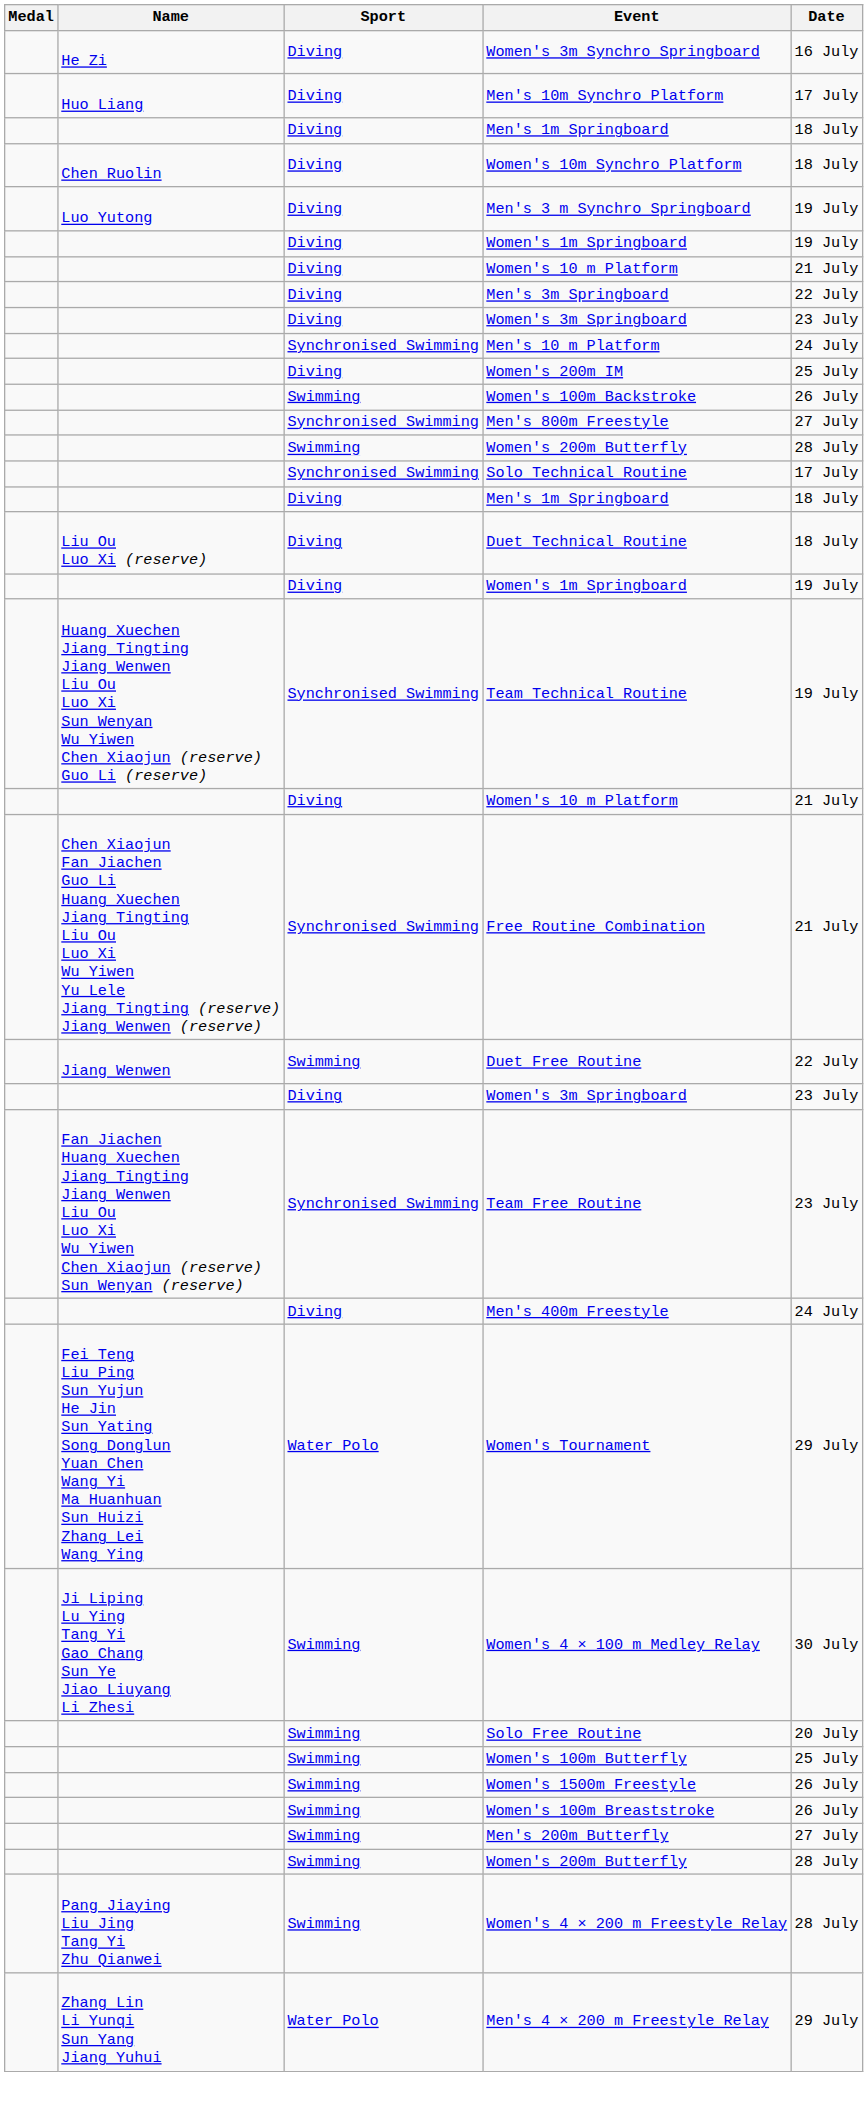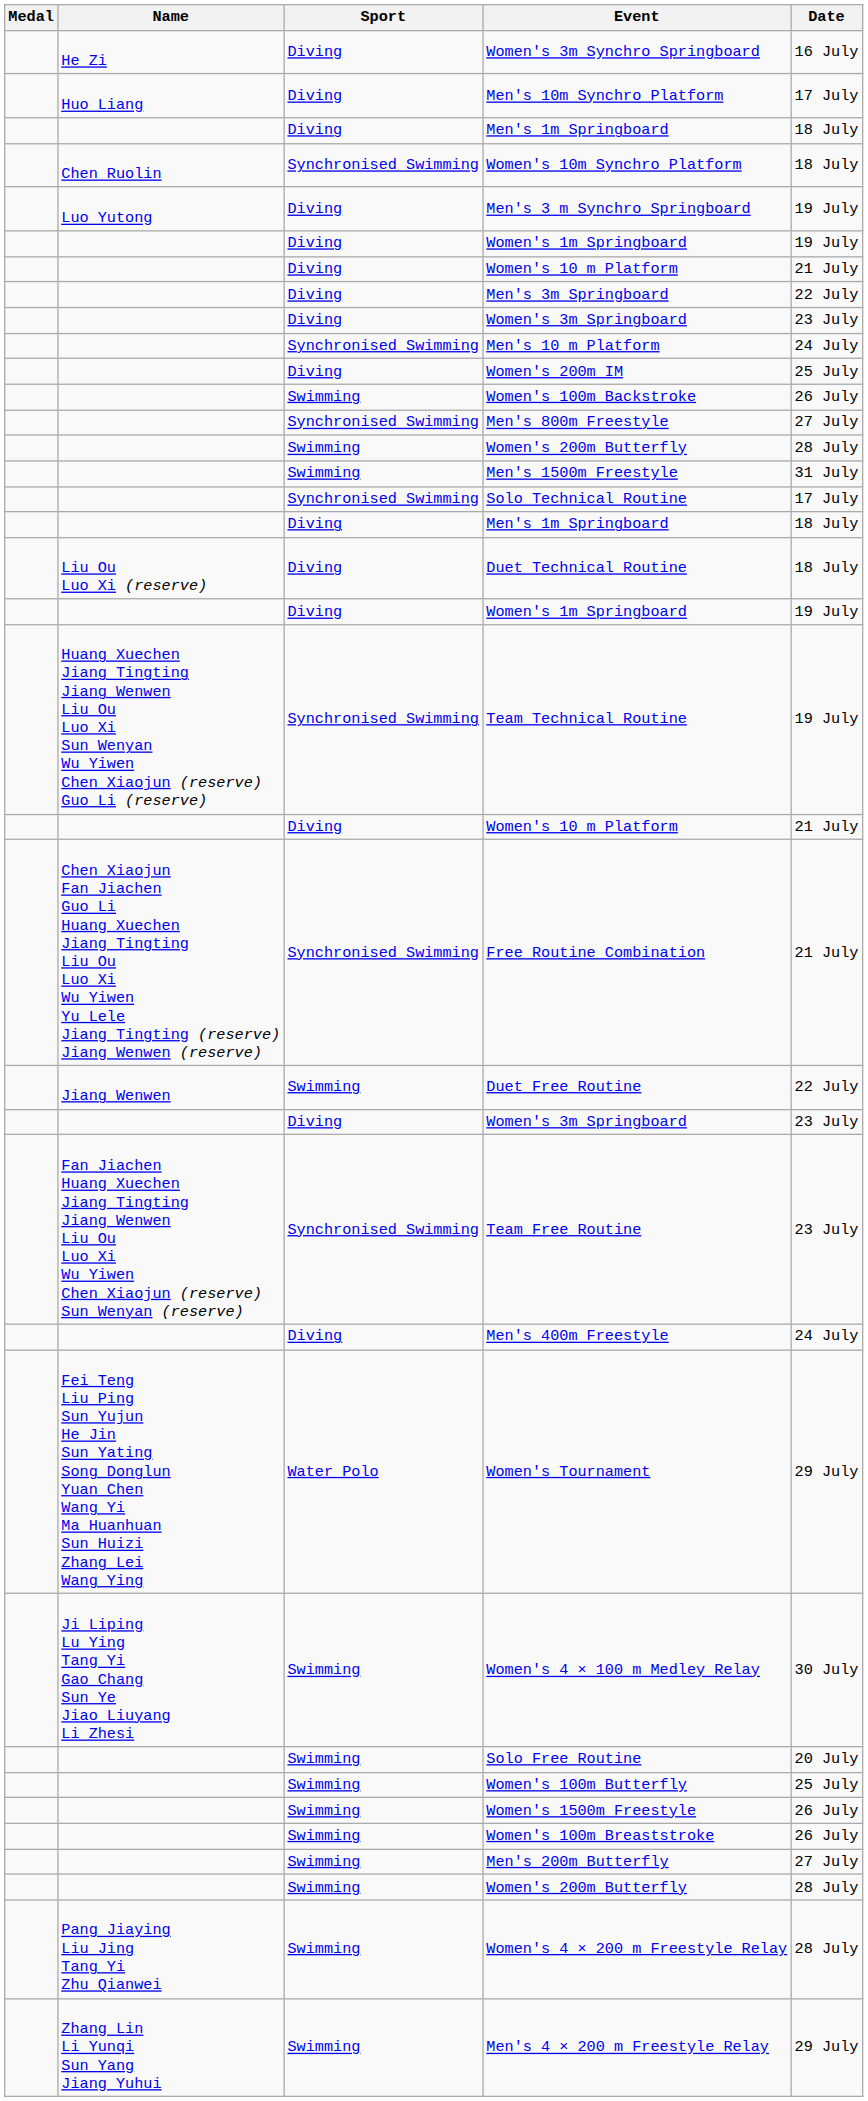(315, 165) Diving -> (383, 165) Synchronised Swimming
+ row: (171, 473)
(333, 2022) Water Polo -> (324, 2047) Swimming
